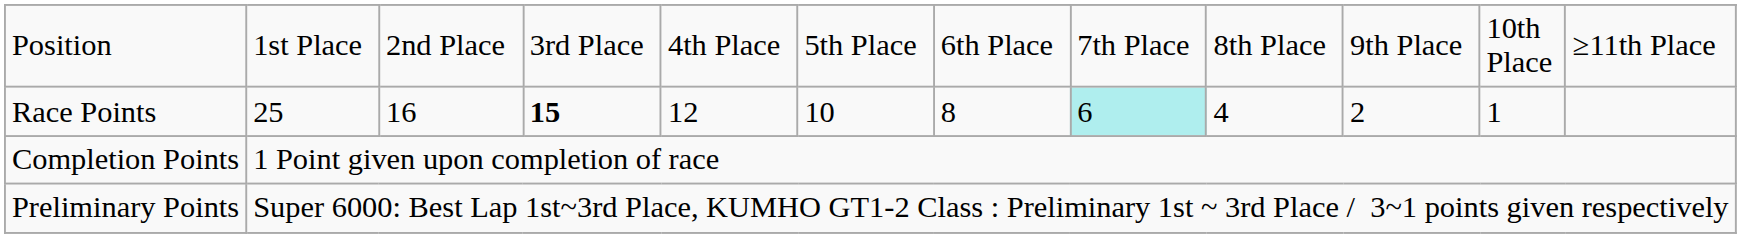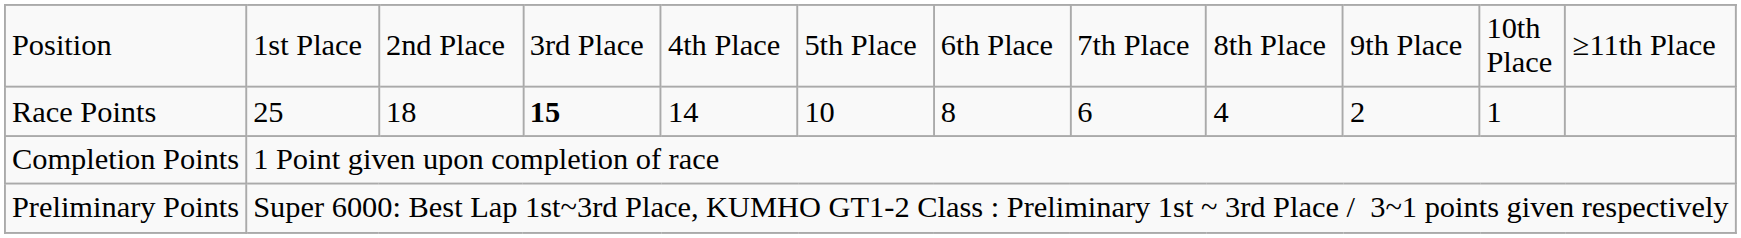(401, 111) 16 -> (401, 111) 18
(683, 111) 12 -> (683, 111) 14
(1085, 111) paleturquoise background -> (1085, 111) no background
